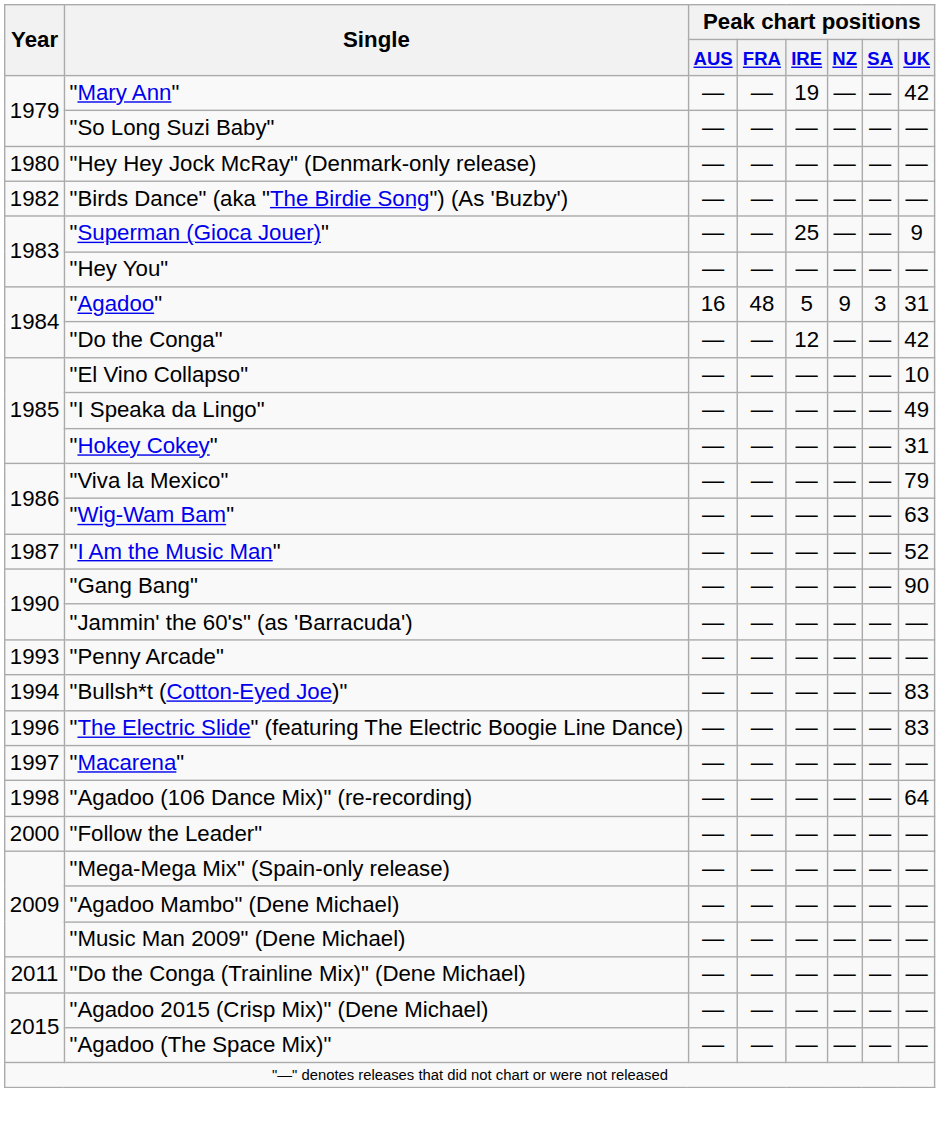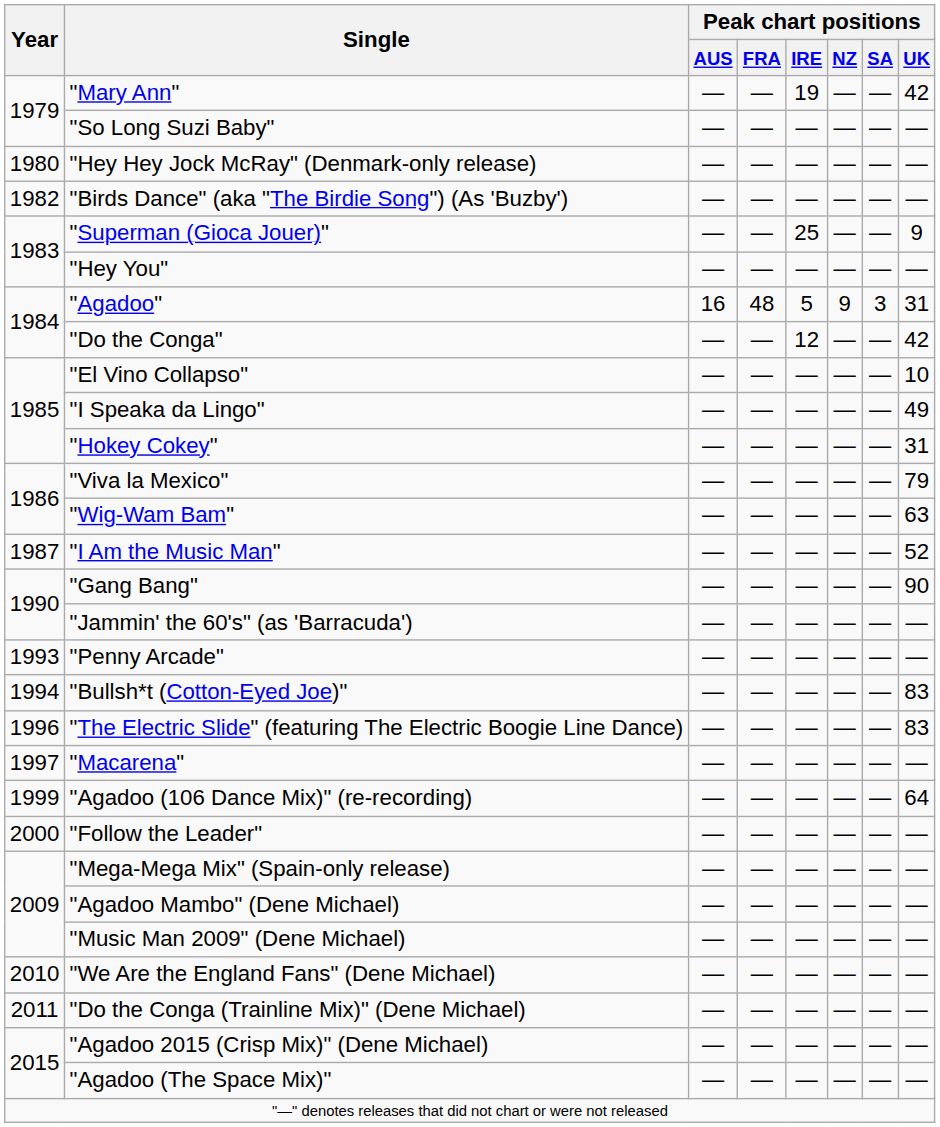(35, 798) 1998 -> (35, 798) 1999
+ row: (282, 974)
